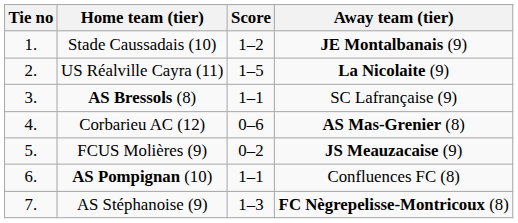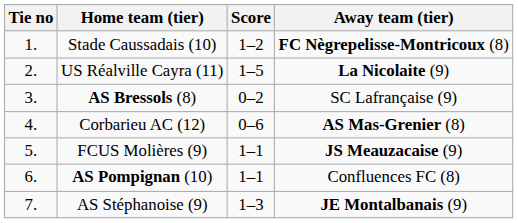(394, 44) JE Montalbanais (9) -> (394, 44) FC Nègrepelisse-Montricoux (8)
(251, 97) 1–1 -> (251, 97) 0–2
(251, 151) 0–2 -> (251, 151) 1–1
(394, 204) FC Nègrepelisse-Montricoux (8) -> (394, 204) JE Montalbanais (9)
